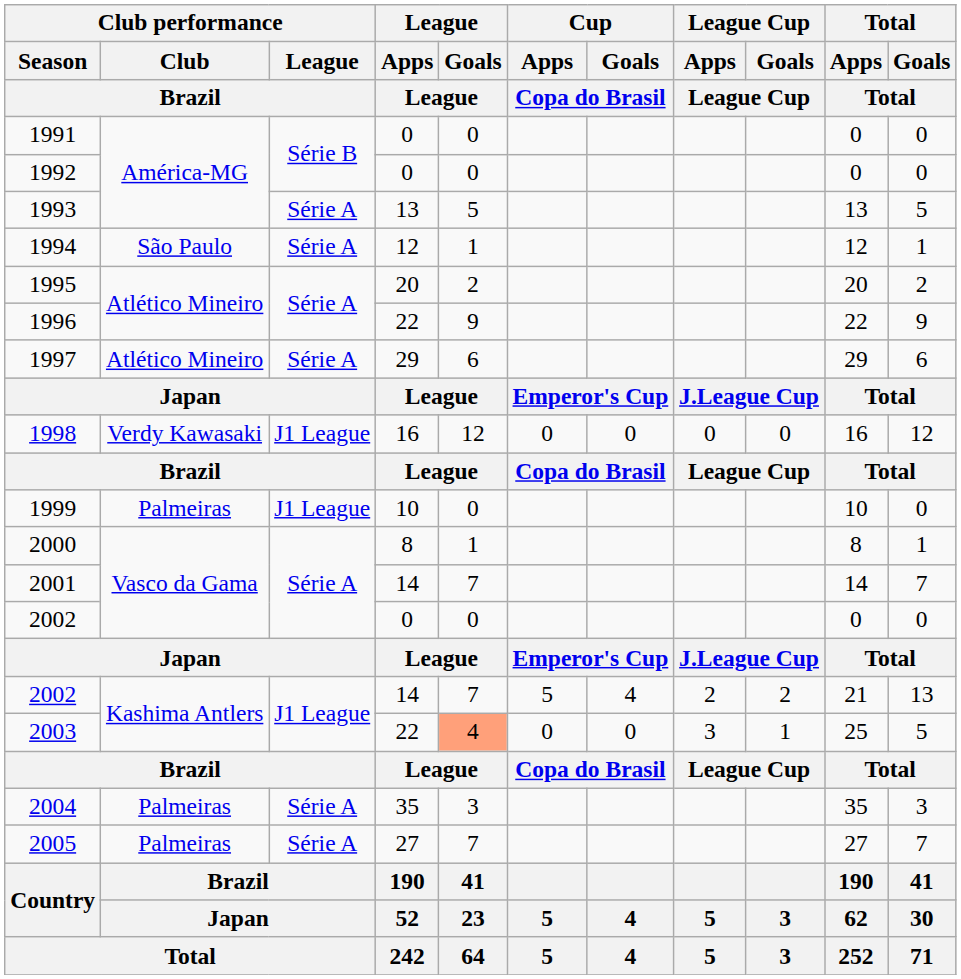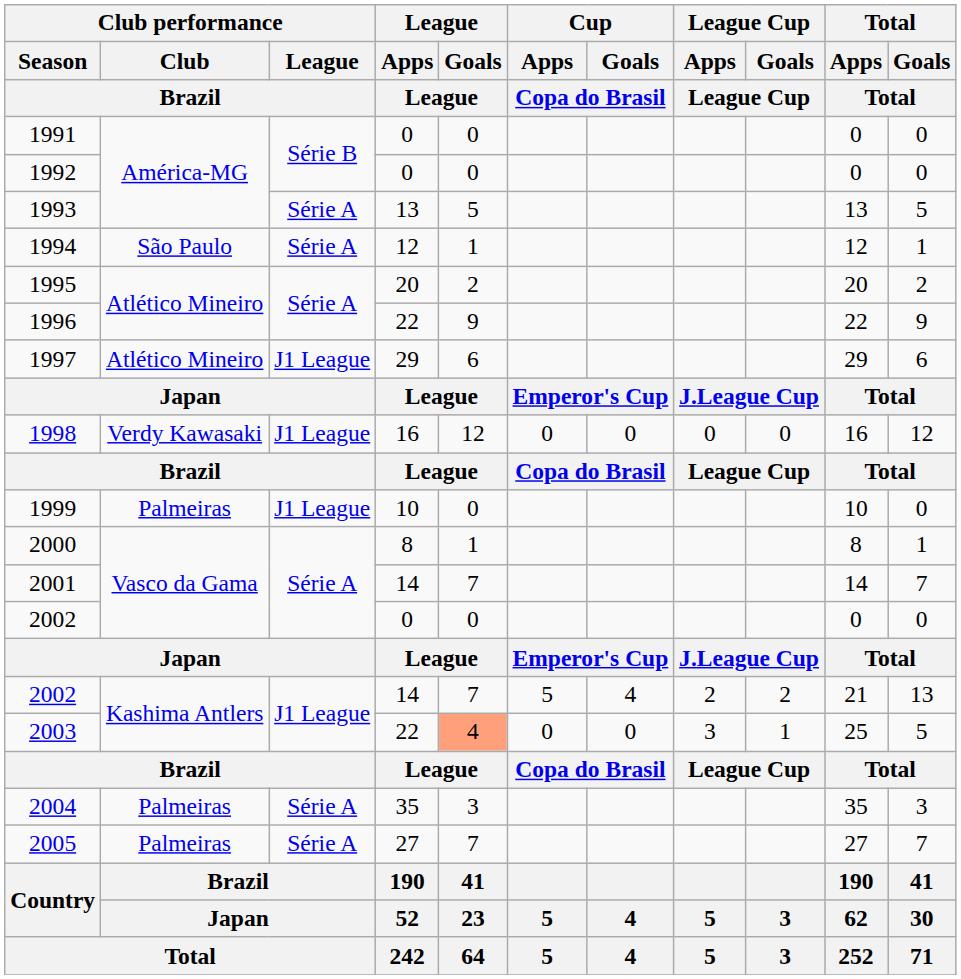(322, 358) Série A -> (322, 358) J1 League
